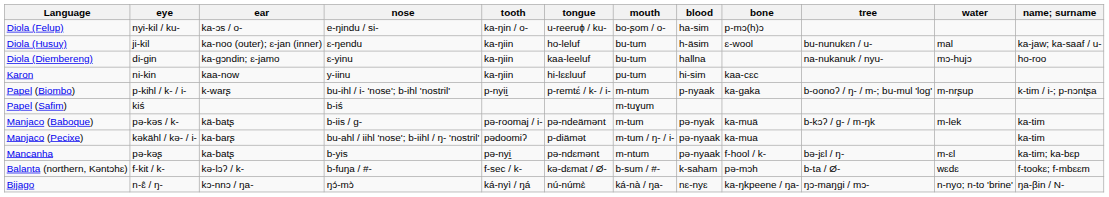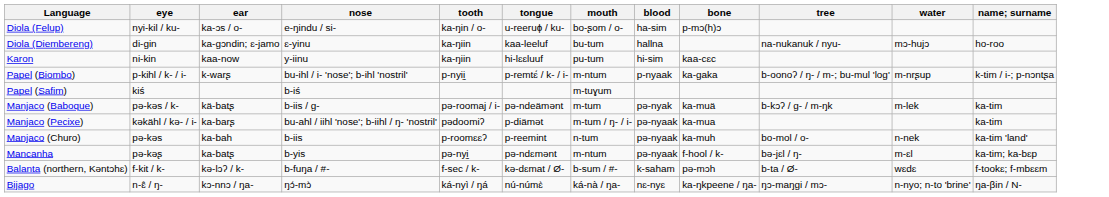- row: (37, 43)
+ row: (44, 137)
